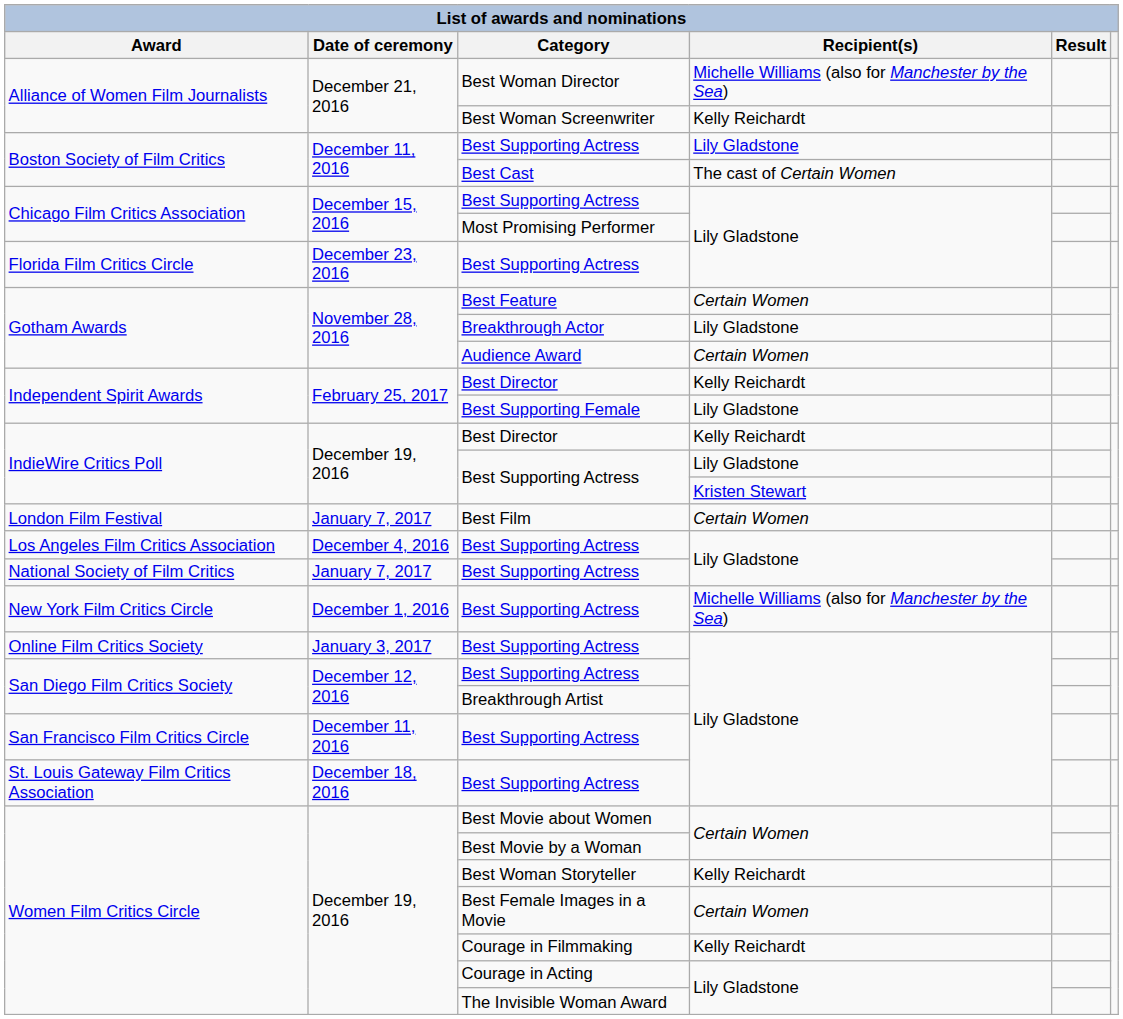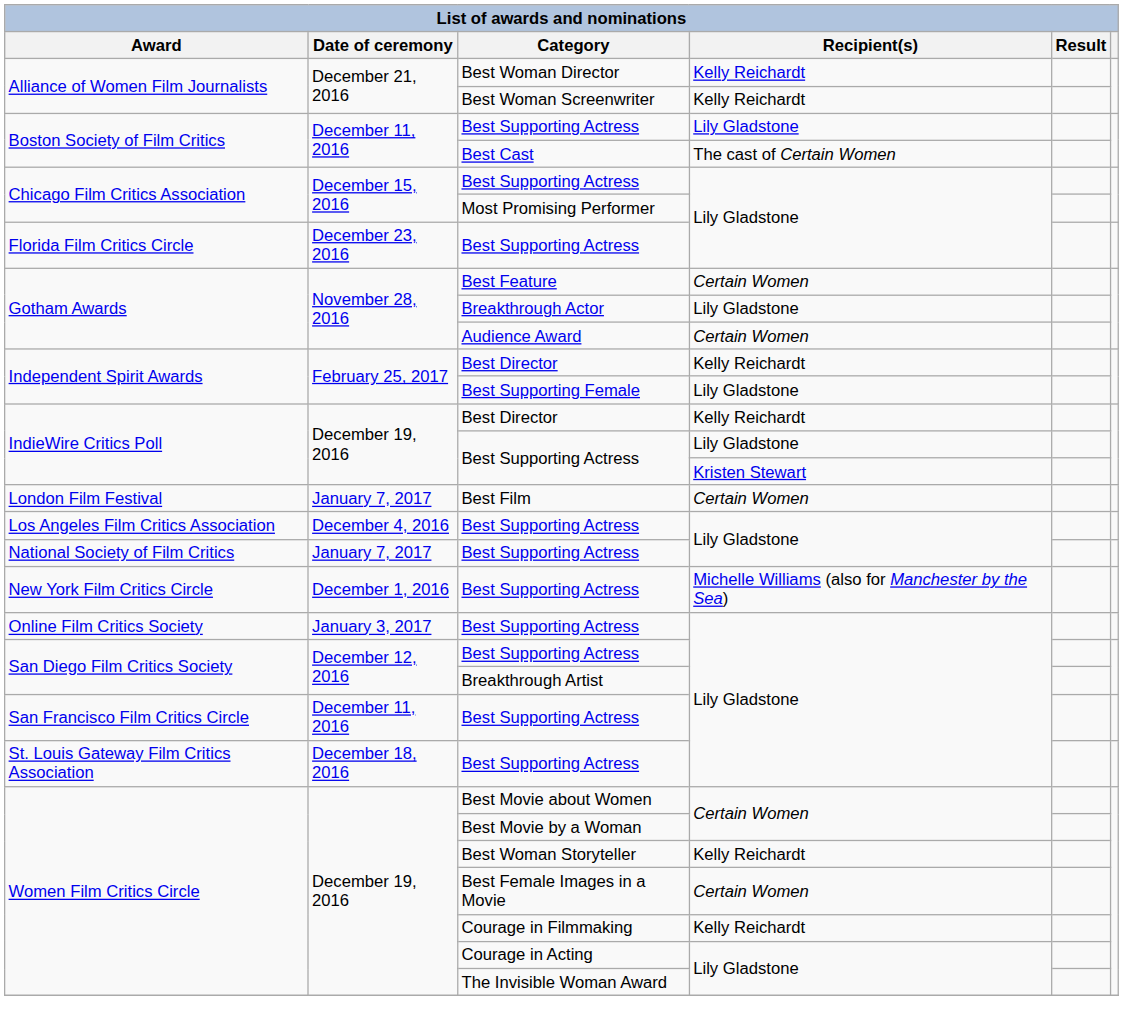(860, 82) Michelle Williams (also for Manchester by the Sea) -> (749, 72) Kelly Reichardt
